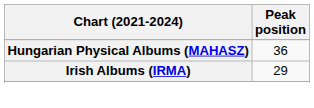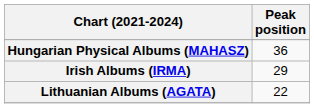+ row: (128, 92)
